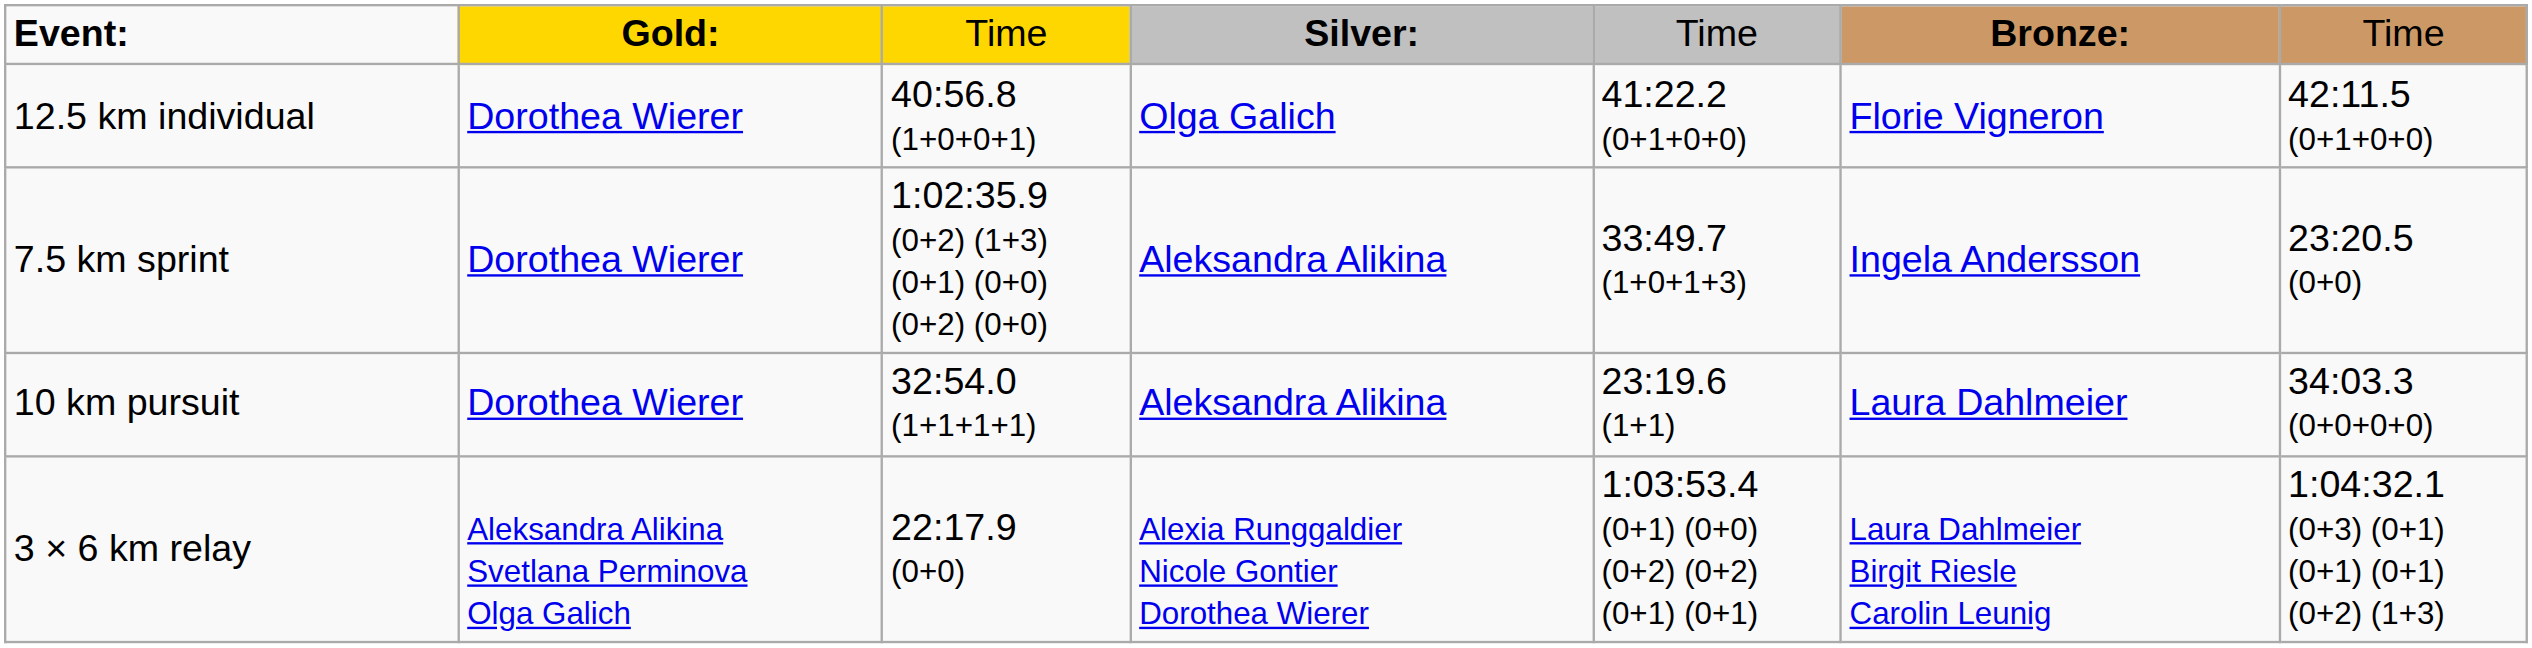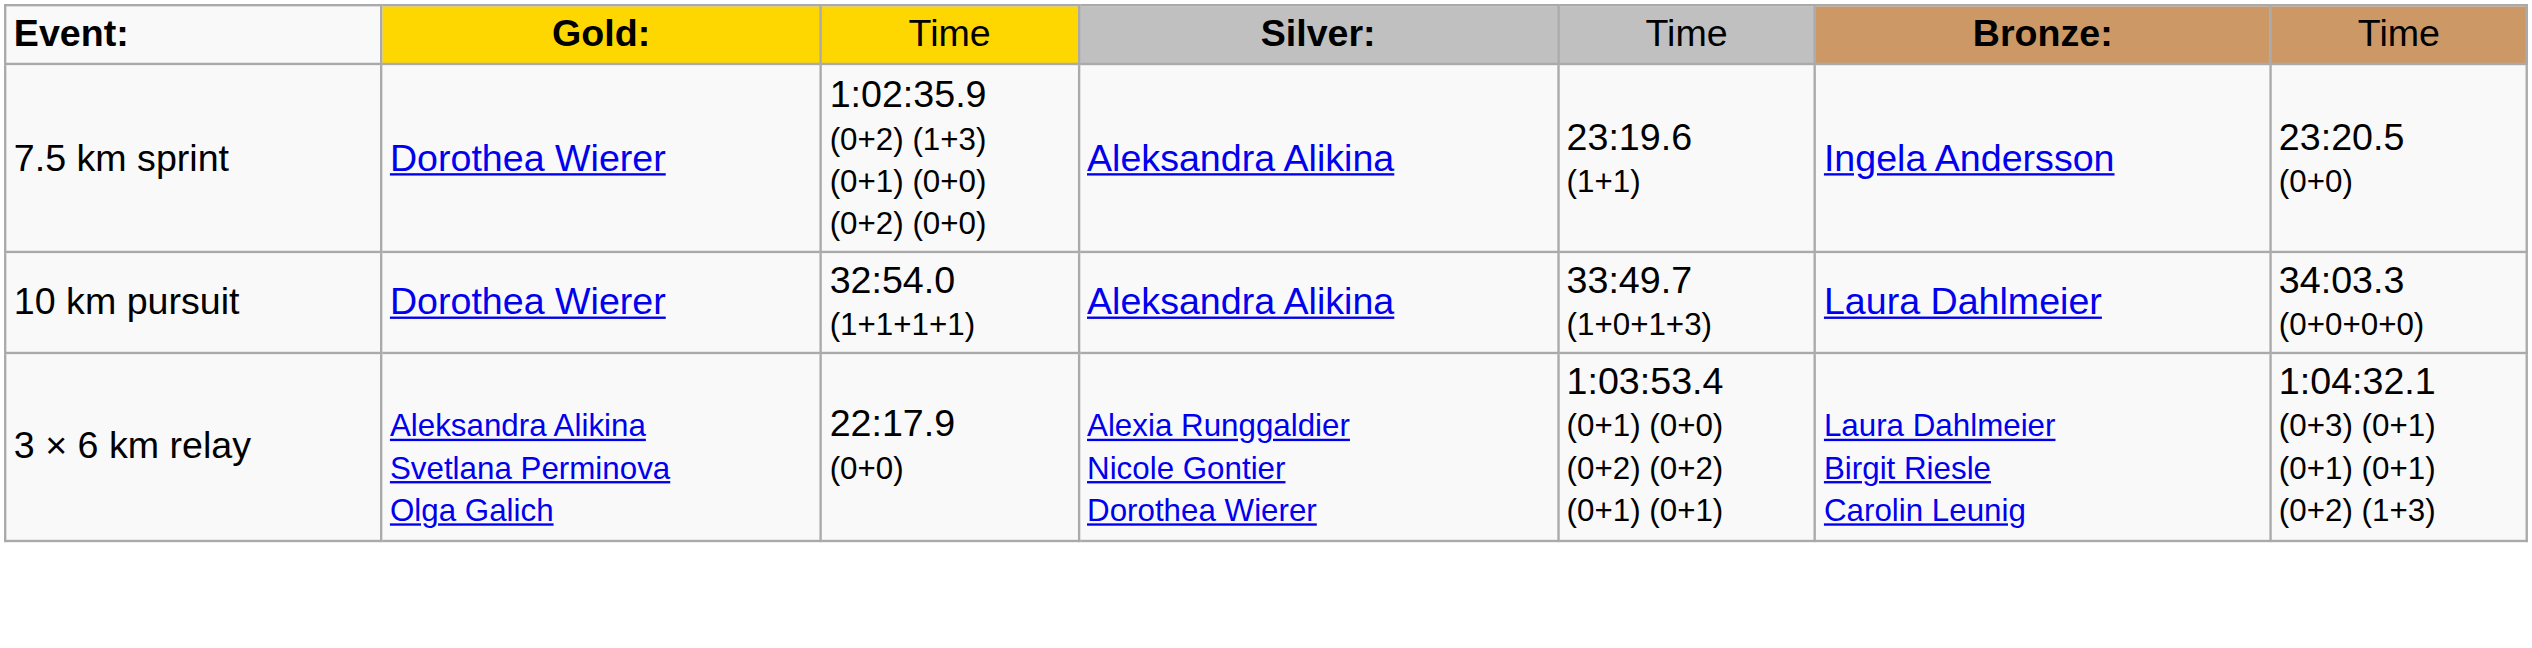- row: (164, 115)
(1674, 259) 33:49.7 (1+0+1+3) -> (1629, 157) 23:19.6 (1+1)
(1664, 403) 23:19.6 (1+1) -> (1639, 301) 33:49.7 (1+0+1+3)
